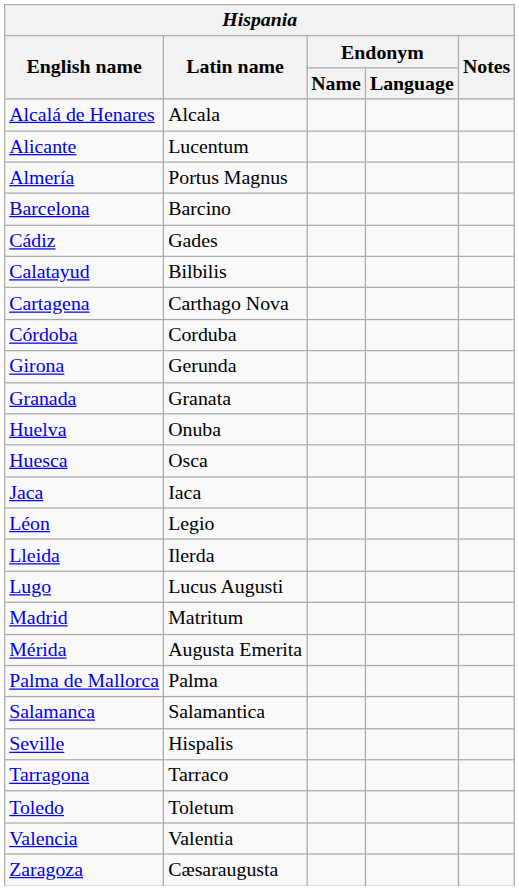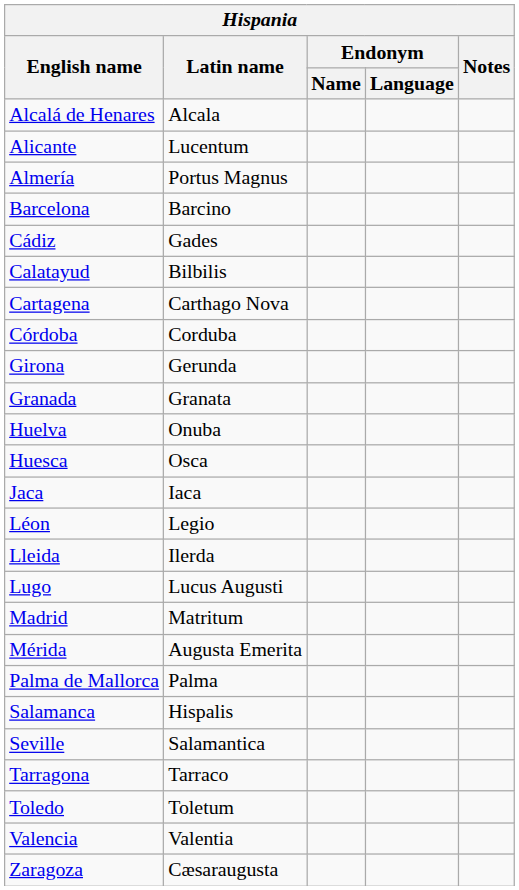(217, 712) Salamantica -> (201, 712) Hispalis
(201, 743) Hispalis -> (217, 743) Salamantica
